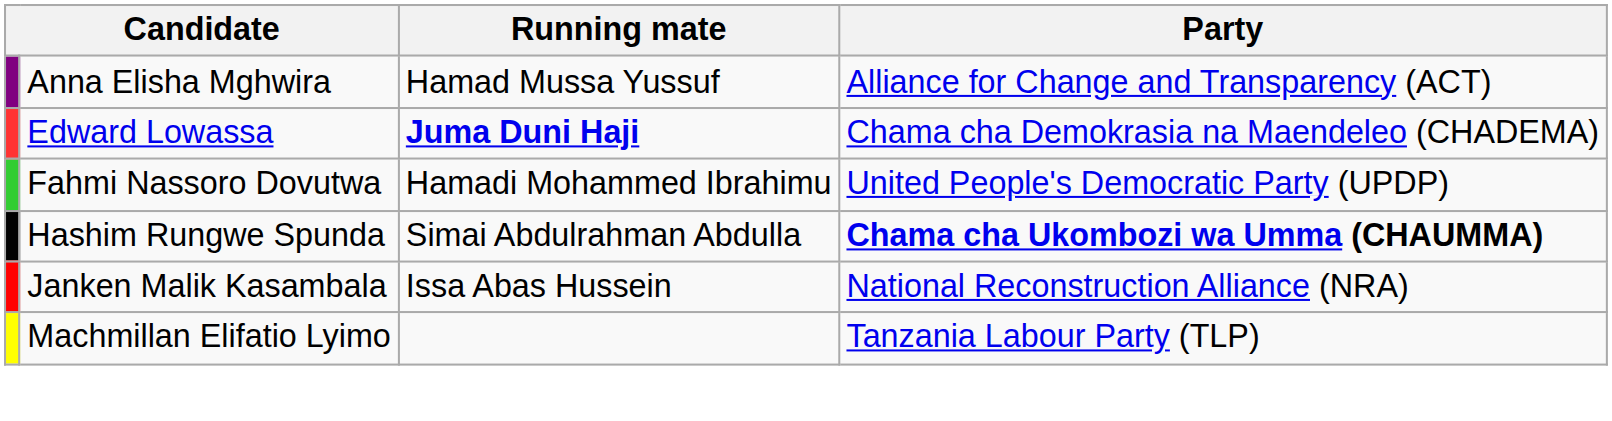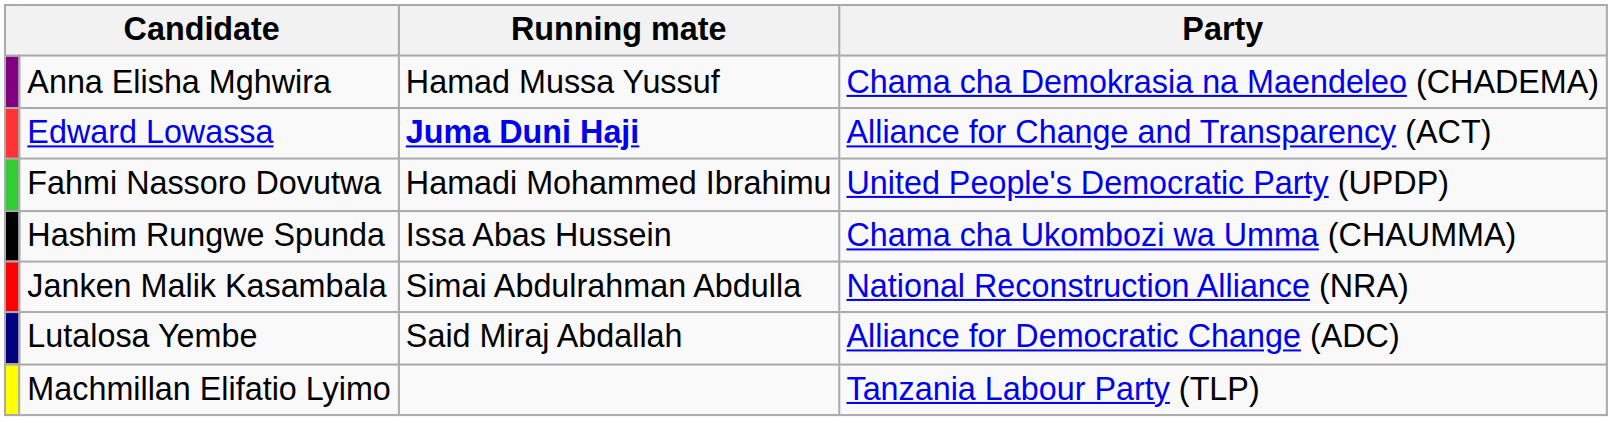(1169, 81) Alliance for Change and Transparency (ACT) -> (1223, 81) Chama cha Demokrasia na Maendeleo (CHADEMA)
(1223, 132) Chama cha Demokrasia na Maendeleo (CHADEMA) -> (1169, 132) Alliance for Change and Transparency (ACT)
(603, 235) Simai Abdulrahman Abdulla -> (539, 235) Issa Abas Hussein
(1195, 235) bold -> (1181, 235) normal
(539, 286) Issa Abas Hussein -> (603, 286) Simai Abdulrahman Abdulla
+ row: (142, 337)
